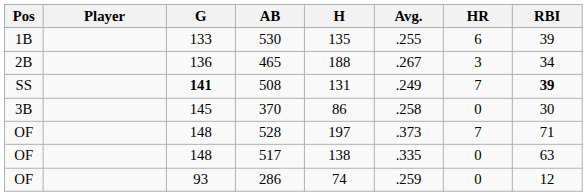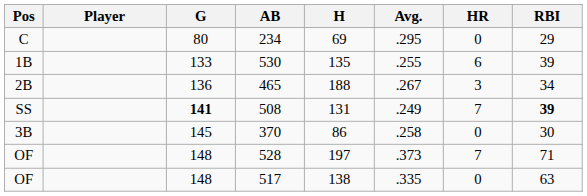+ row: (270, 39)
- row: (270, 179)
